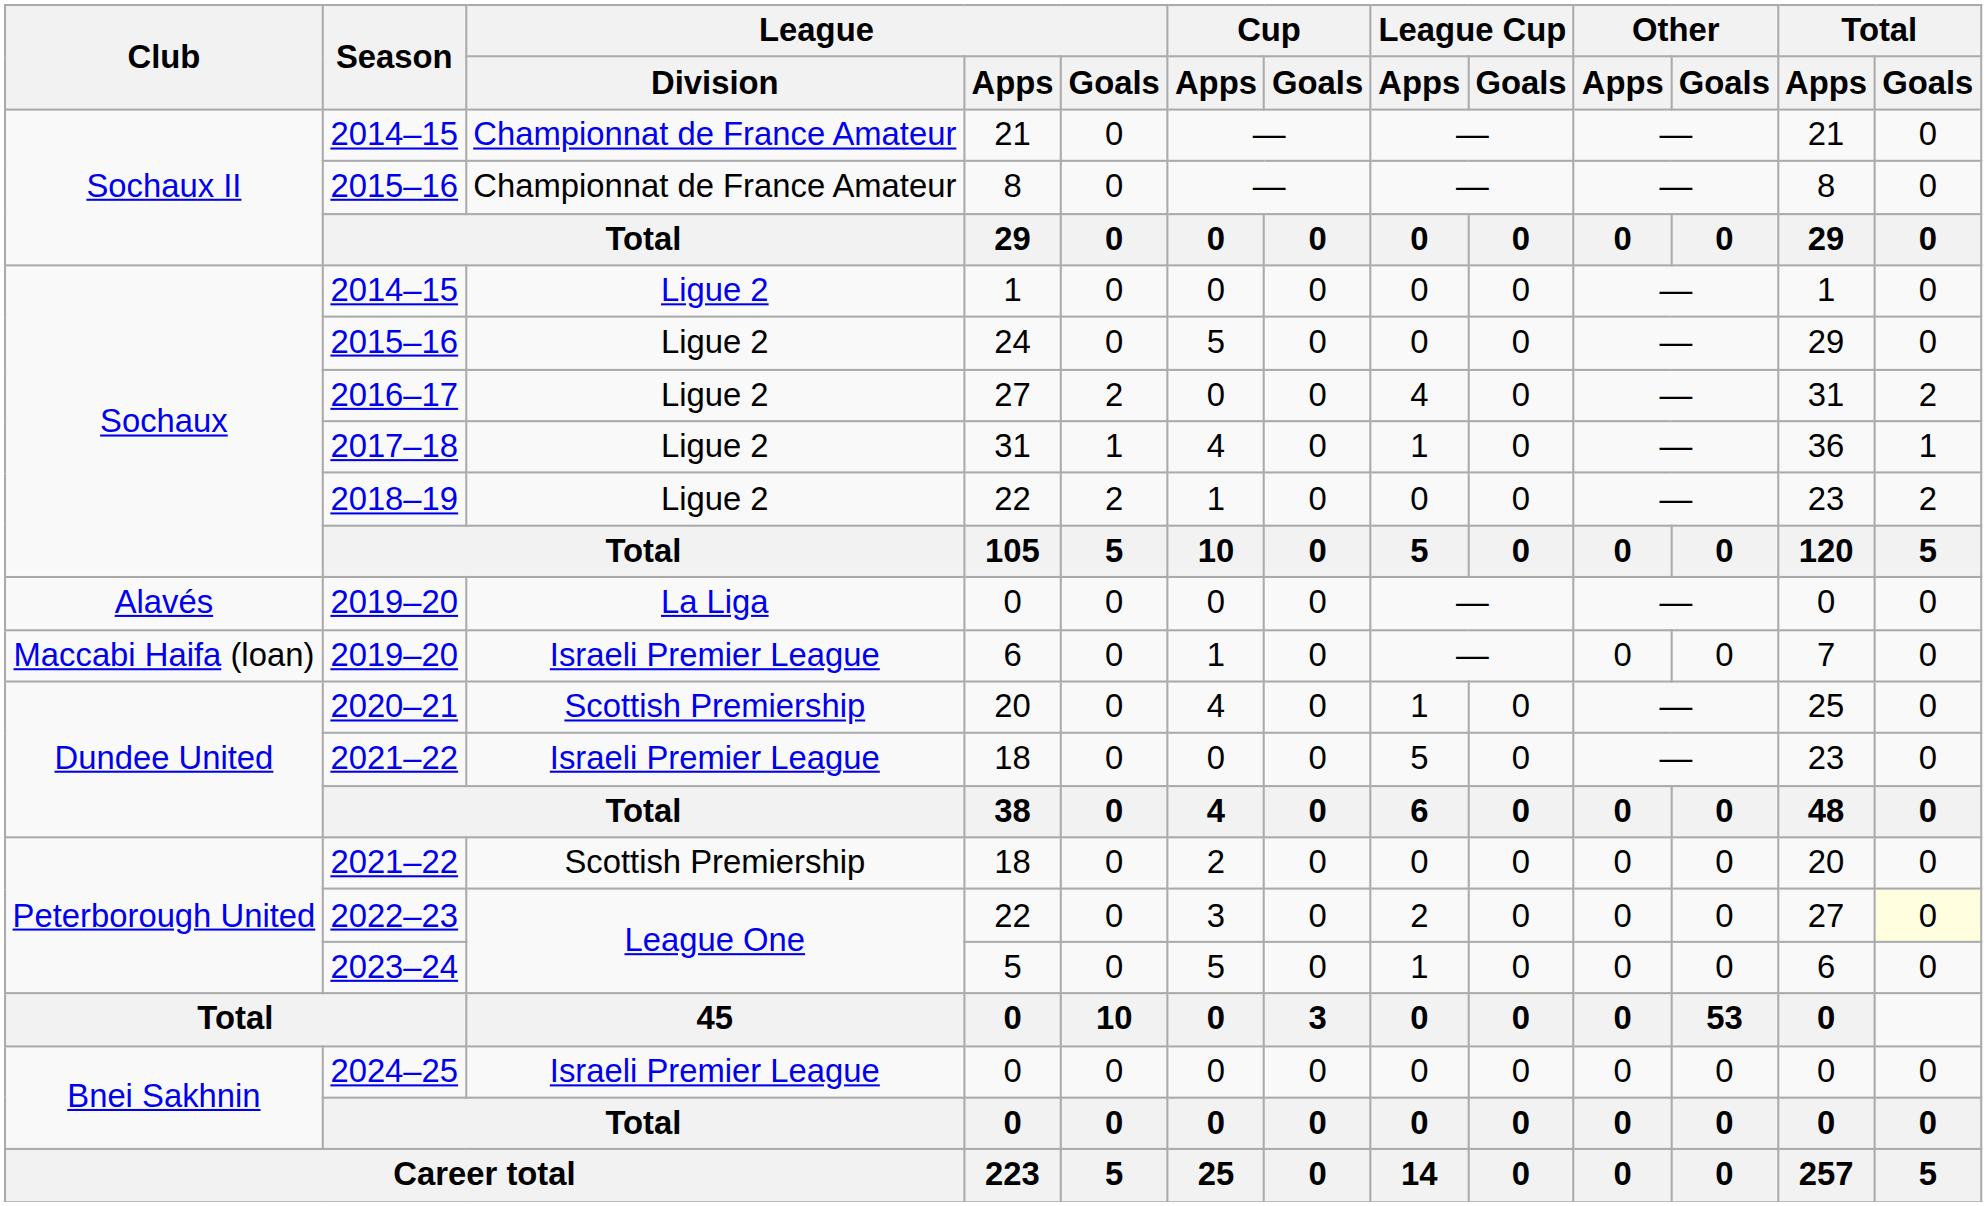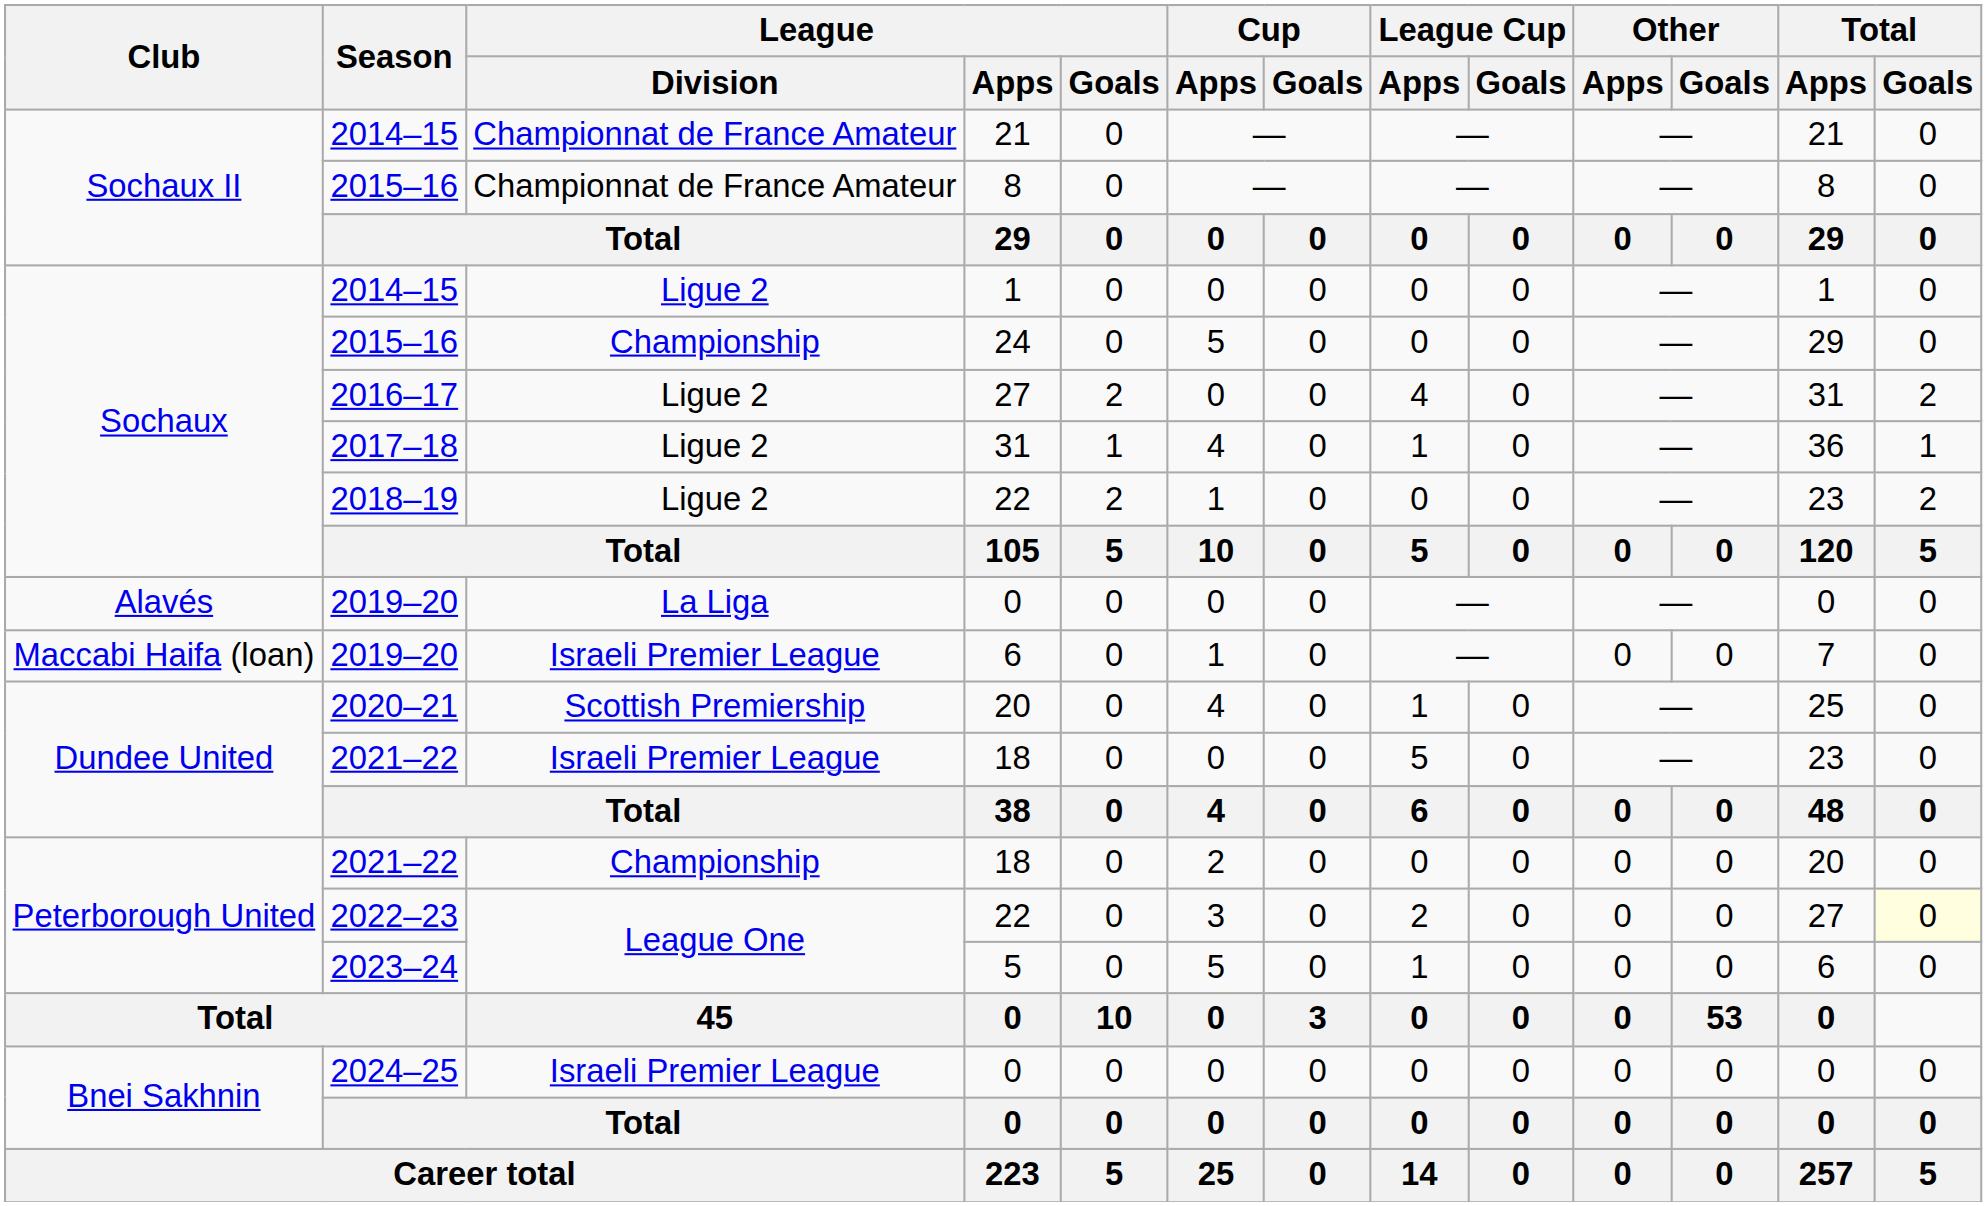(715, 342) Ligue 2 -> (715, 342) Championship
(715, 862) Scottish Premiership -> (715, 862) Championship
